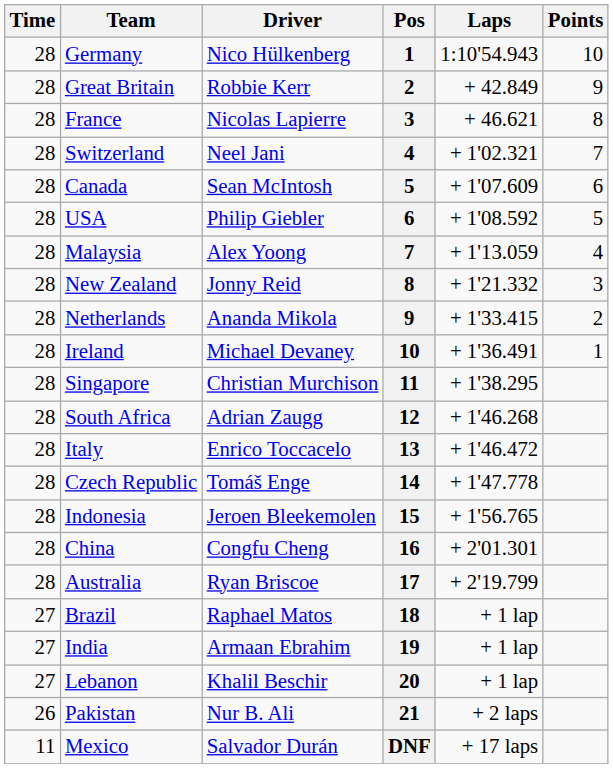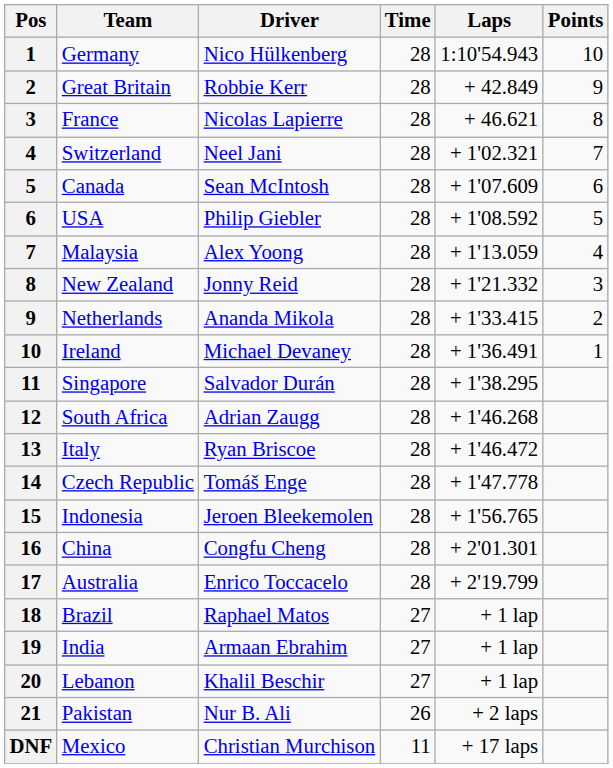columns swapped: (409, 20) <-> (32, 20)
(293, 383) Christian Murchison -> (269, 383) Salvador Durán
(279, 449) Enrico Toccacelo -> (260, 449) Ryan Briscoe
(263, 581) Ryan Briscoe -> (276, 581) Enrico Toccacelo
(272, 746) Salvador Durán -> (289, 746) Christian Murchison
